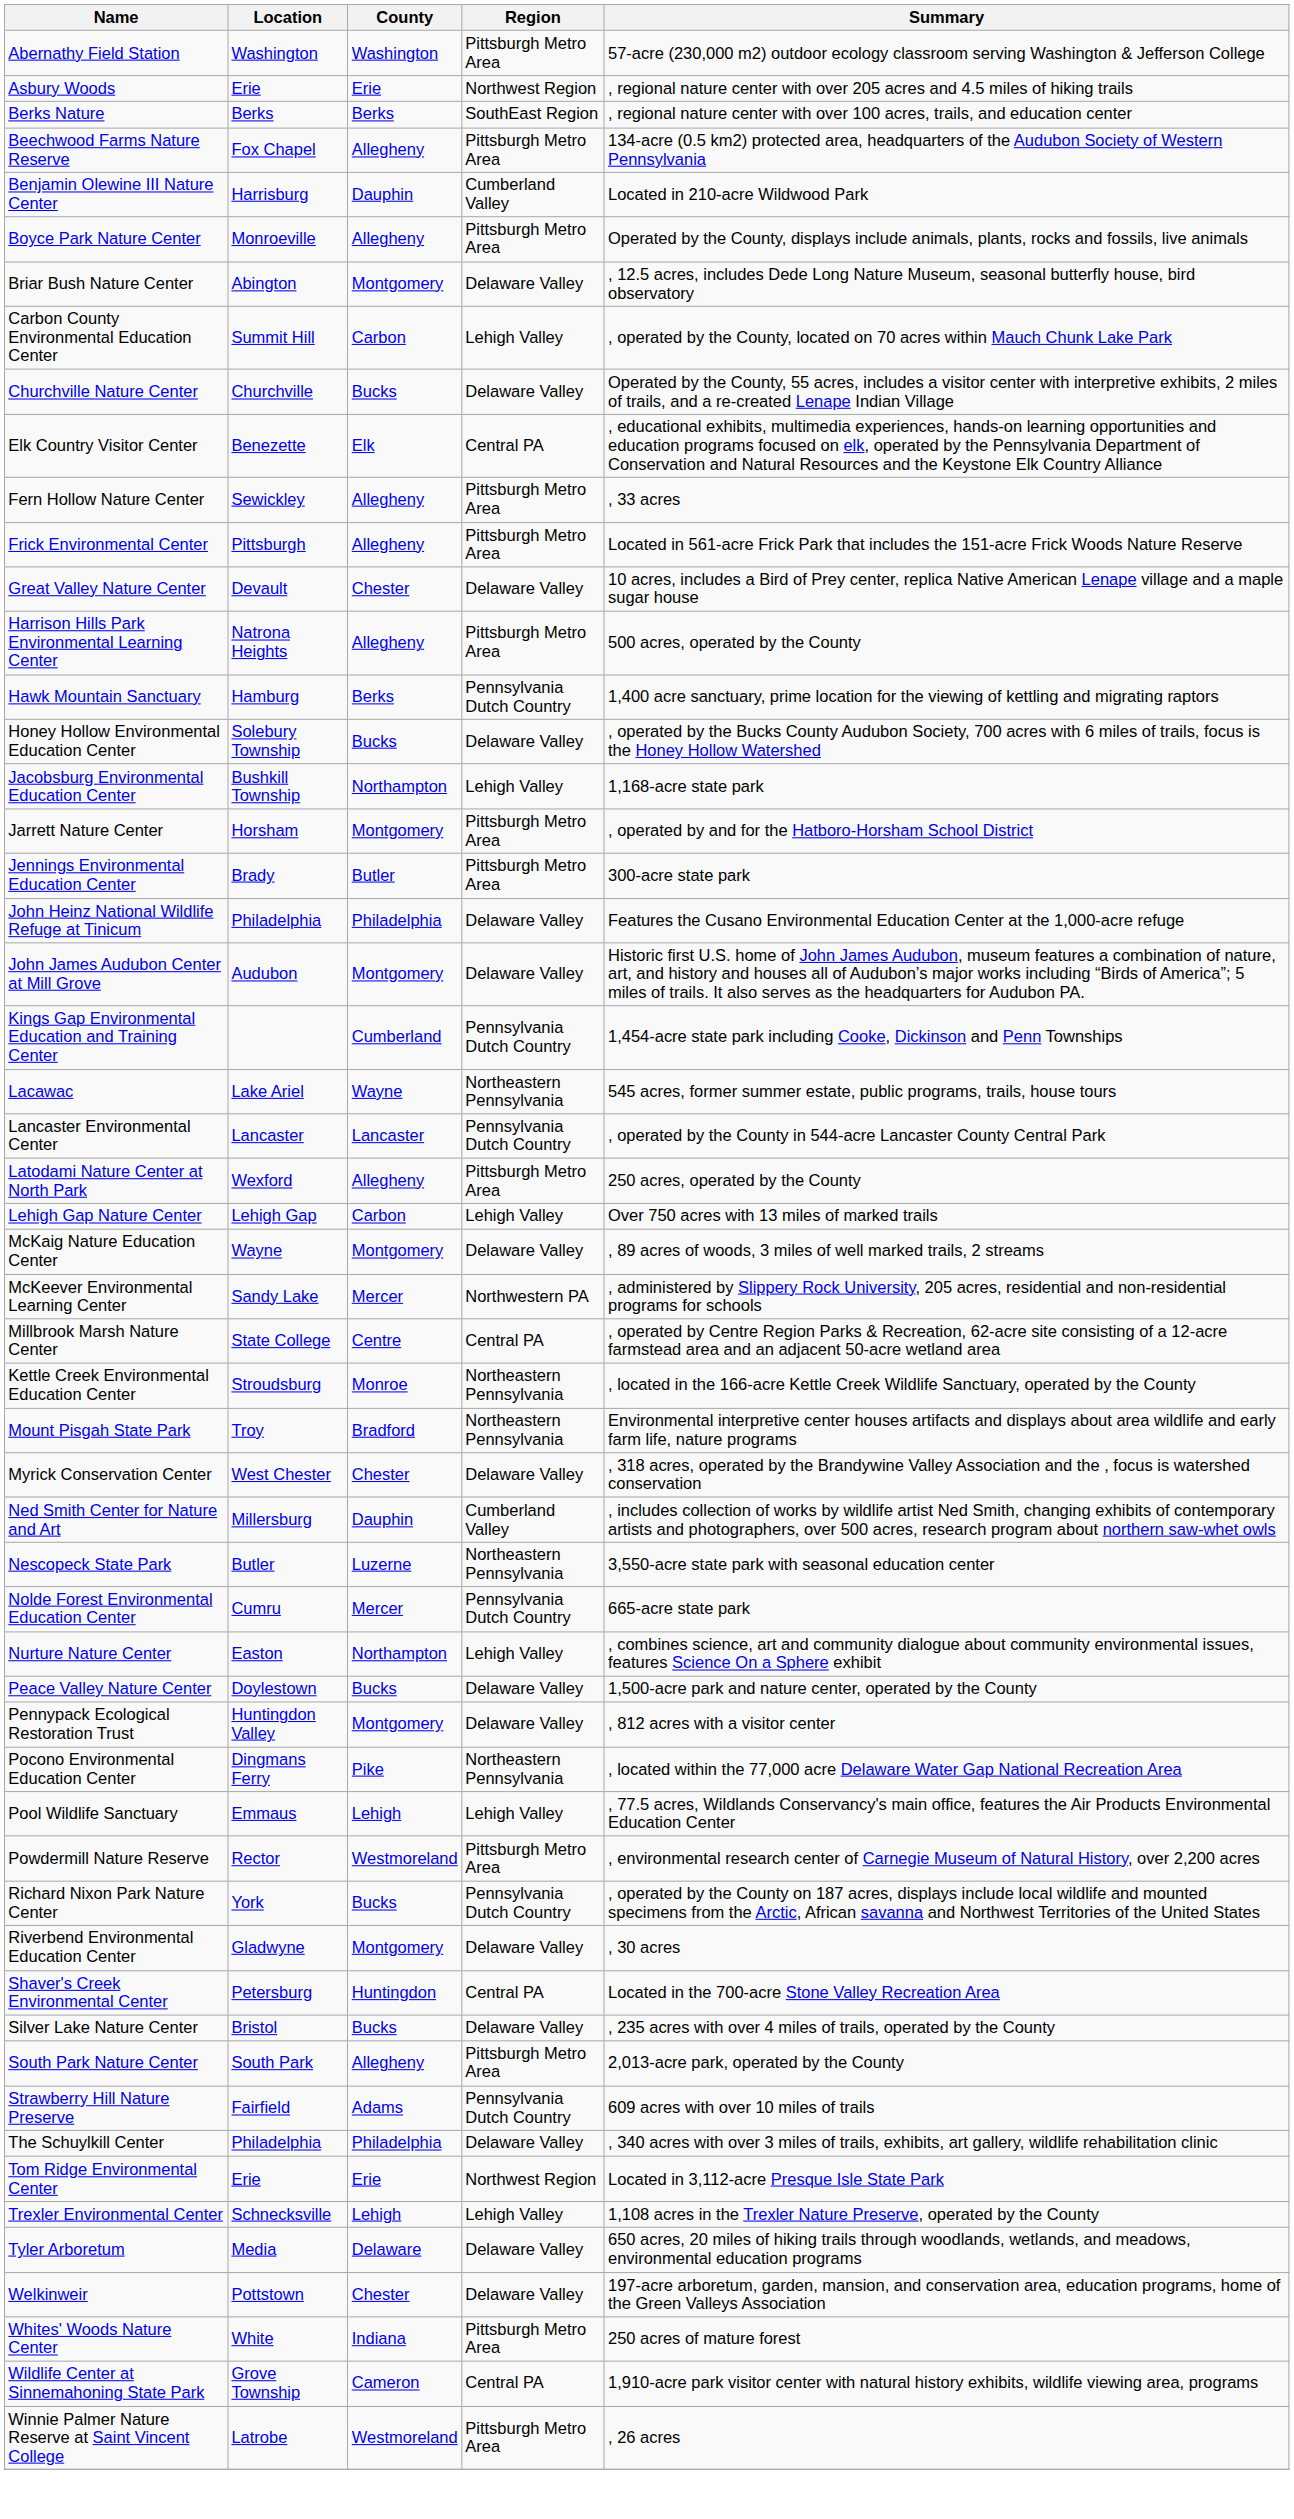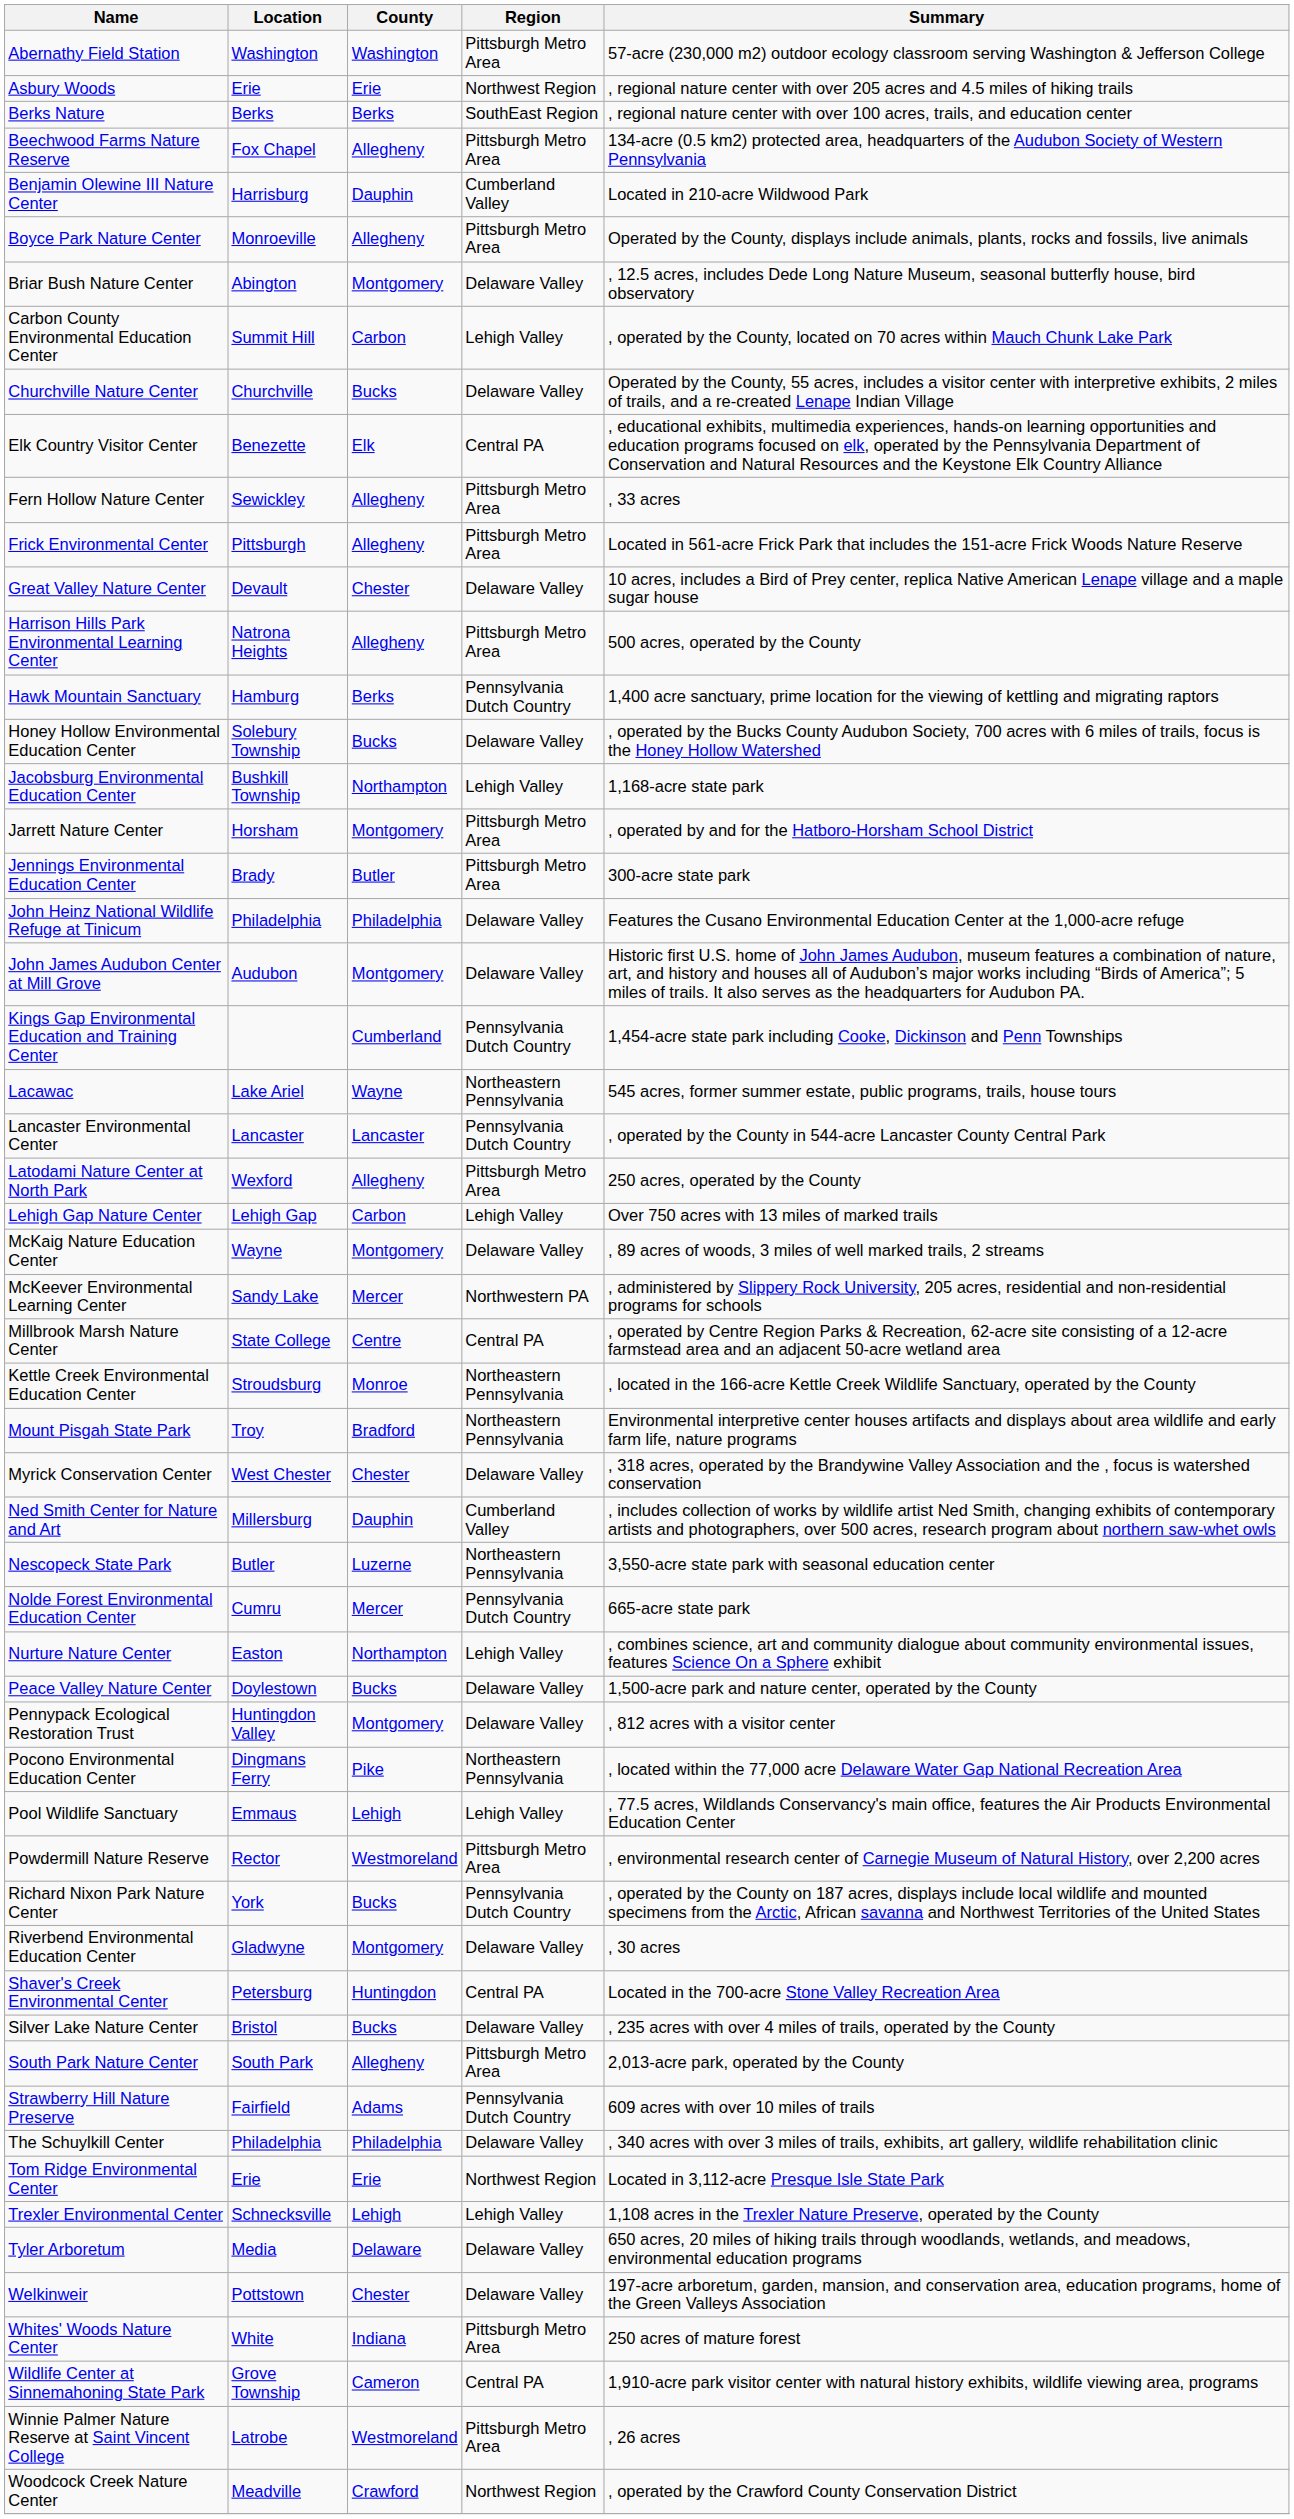+ row: (98, 2491)
